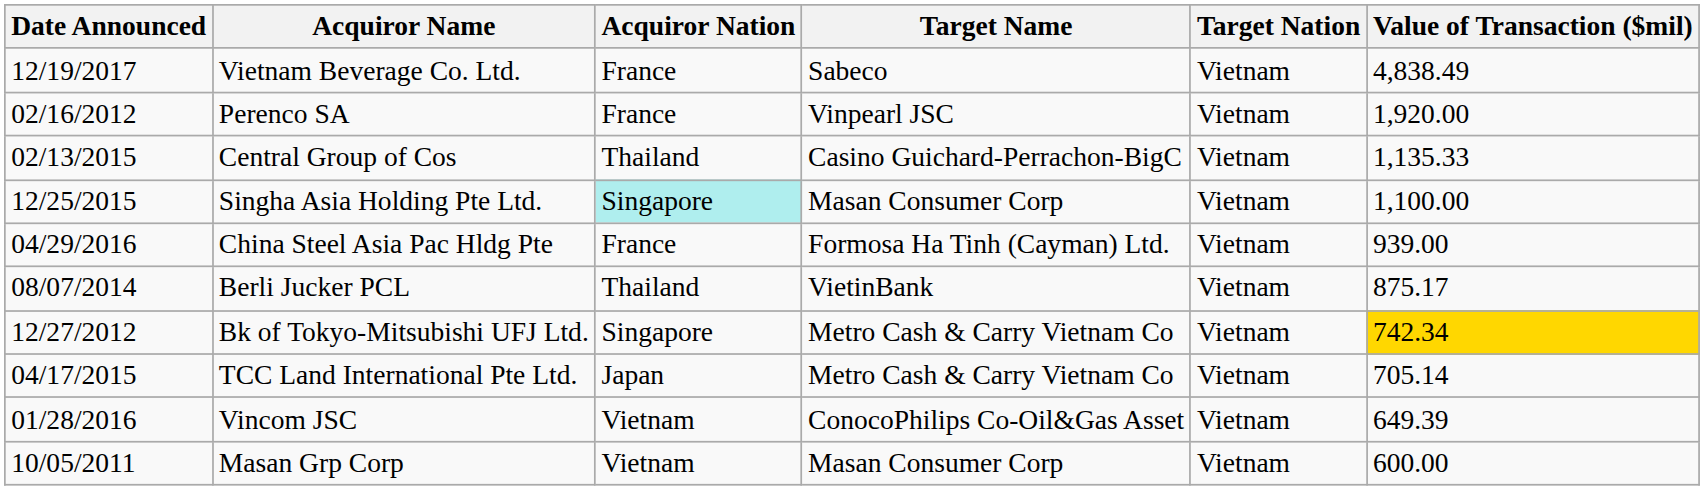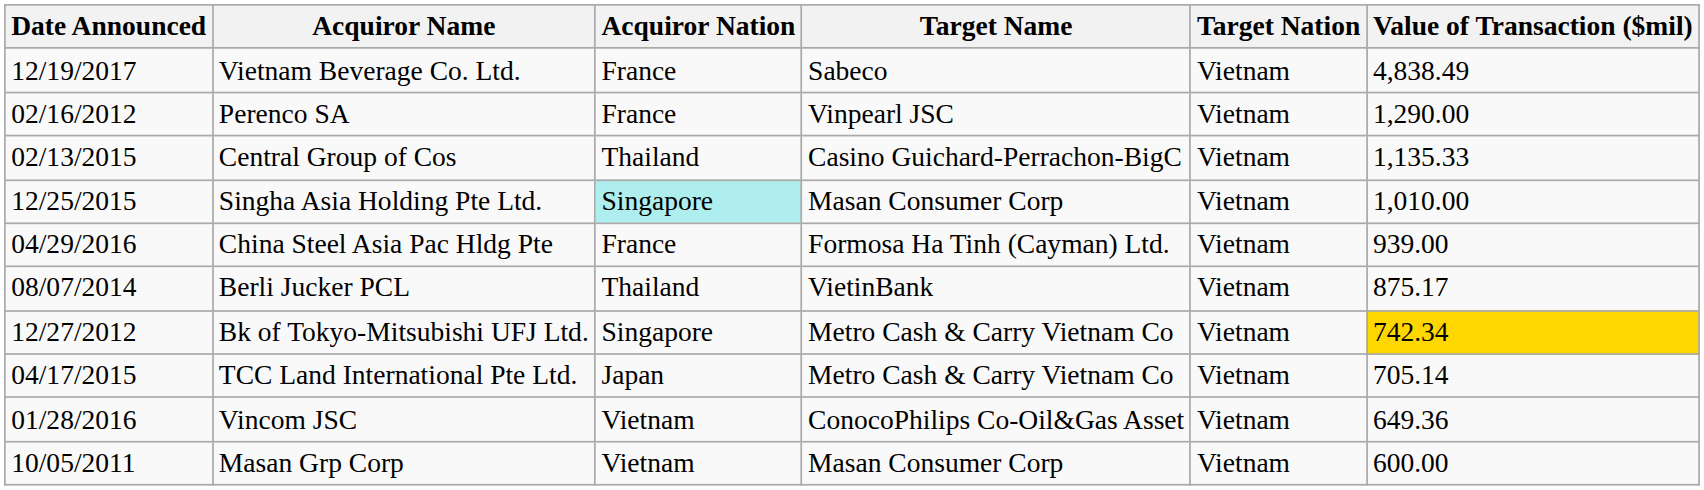(1421, 113) 1,920.00 -> (1421, 113) 1,290.00
(1421, 200) 1,100.00 -> (1421, 200) 1,010.00
(1411, 419) 649.39 -> (1411, 419) 649.36
